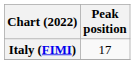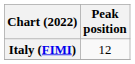(105, 49) 17 -> (105, 49) 12
